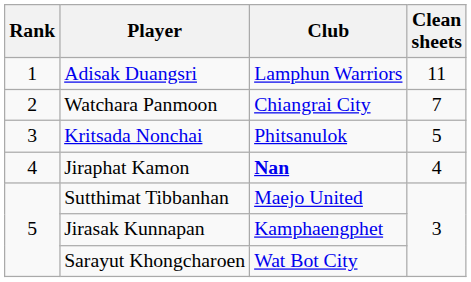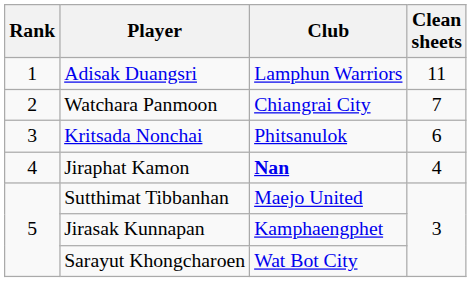(437, 135) 5 -> (437, 135) 6
